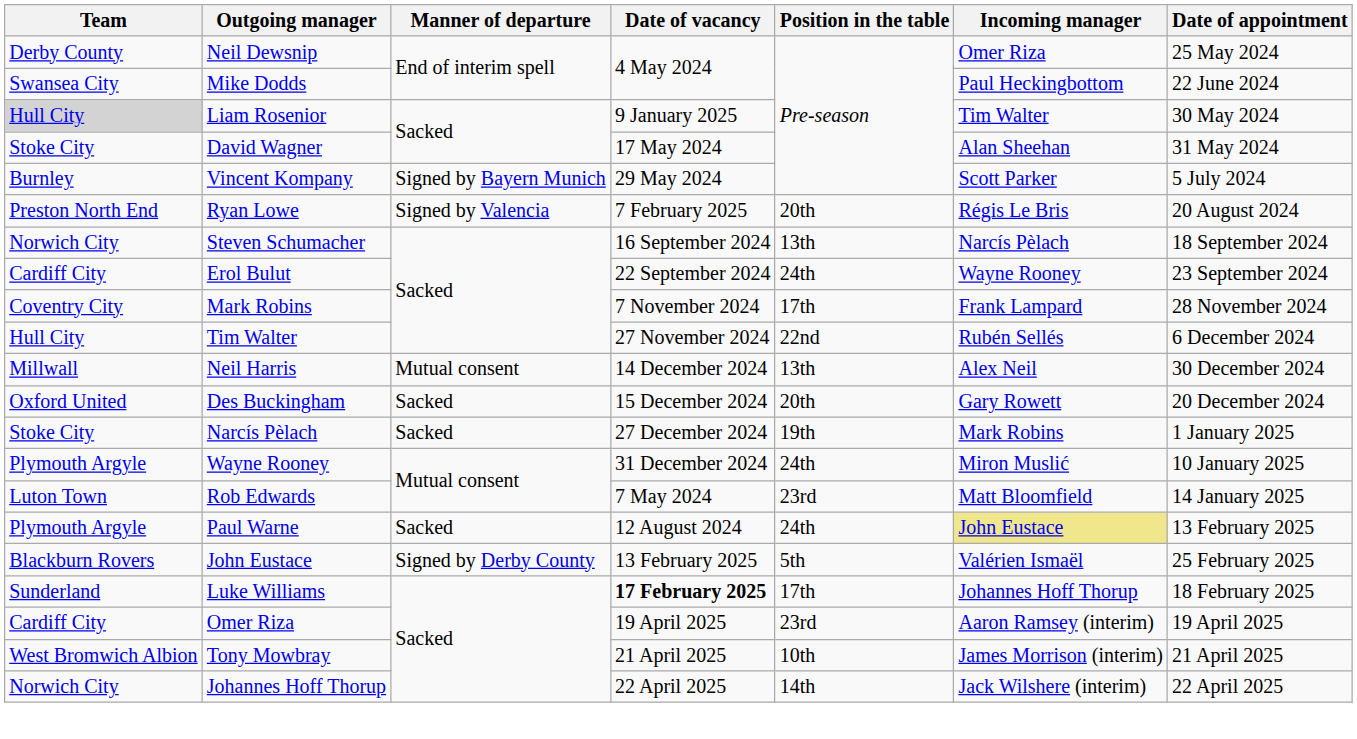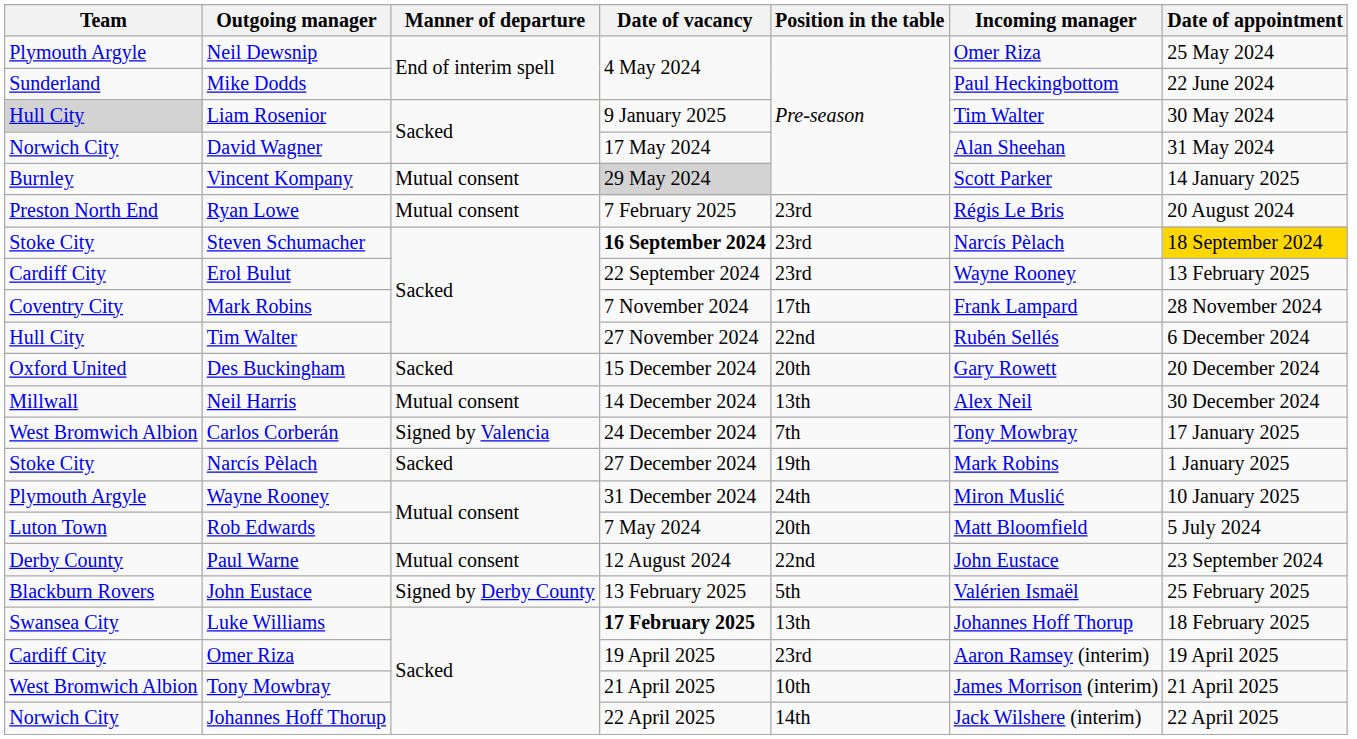(66, 52) Derby County -> (78, 52) Plymouth Argyle
(64, 83) Swansea City -> (55, 83) Sunderland
(52, 147) Stoke City -> (64, 147) Norwich City
(501, 178) Signed by Bayern Munich -> (457, 178) Mutual consent
(668, 178) no background -> (657, 178) lightgrey background
(1219, 178) 5 July 2024 -> (1233, 178) 14 January 2025
(472, 210) Signed by Valencia -> (457, 210) Mutual consent
(798, 210) 20th -> (793, 210) 23rd
(64, 242) Norwich City -> (52, 242) Stoke City
(693, 242) normal -> (685, 242) bold
(798, 242) 13th -> (793, 242) 23rd
(1250, 242) no background -> (1245, 242) gold background
(798, 274) 24th -> (793, 274) 23rd
(1250, 274) 23 September 2024 -> (1238, 274) 13 February 2025
rows swapped: (252, 369) <-> (276, 400)
+ row: (273, 432)
(798, 496) 23rd -> (793, 527) 20th
(1238, 496) 14 January 2025 -> (1214, 527) 5 July 2024
(78, 527) Plymouth Argyle -> (66, 559) Derby County
(424, 527) Sacked -> (457, 559) Mutual consent
(798, 527) 24th -> (795, 559) 22nd
(1011, 527) khaki background -> (1006, 559) no background
(1243, 527) 13 February 2025 -> (1245, 559) 23 September 2024
(55, 591) Sunderland -> (64, 623) Swansea City
(798, 591) 17th -> (793, 623) 13th
